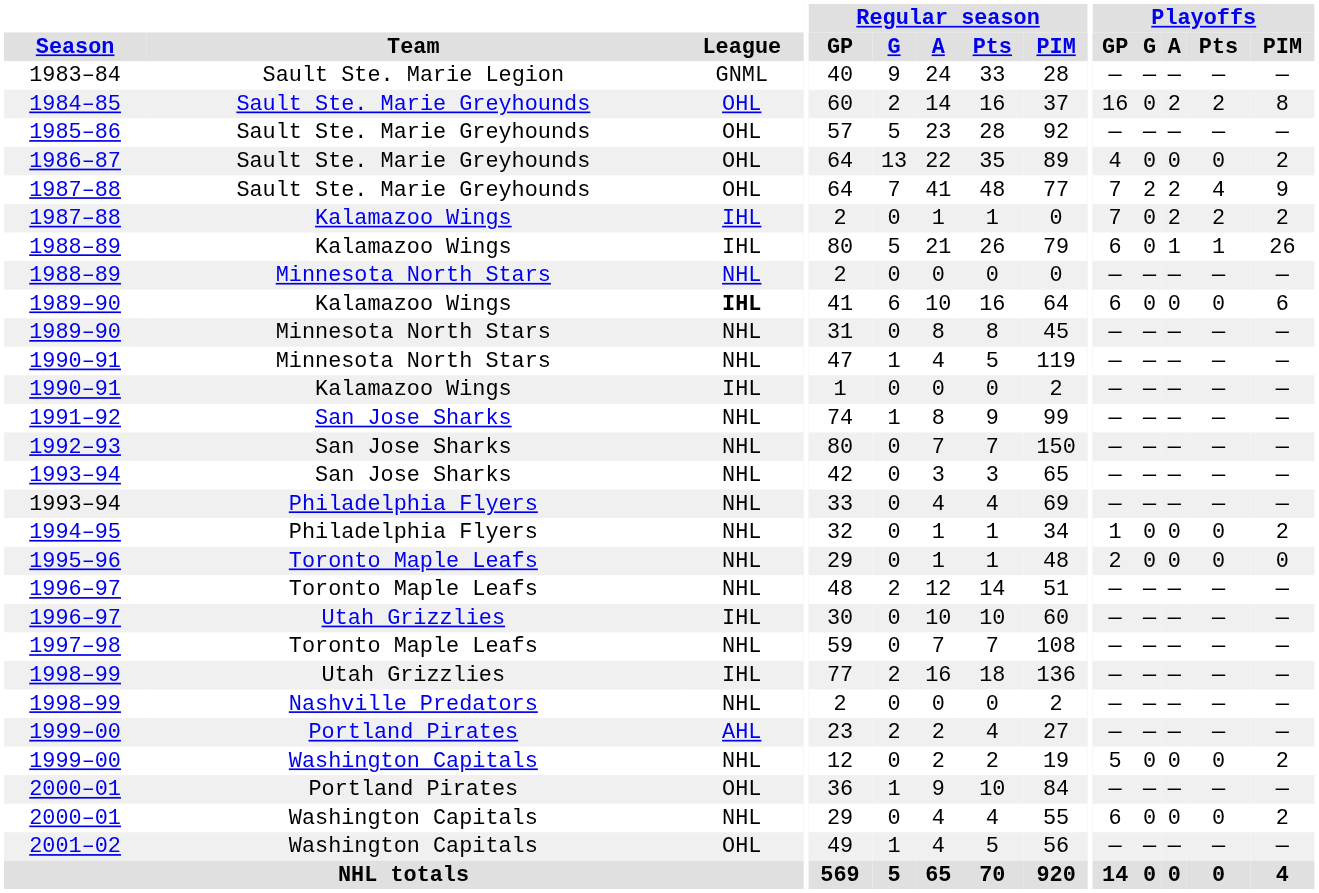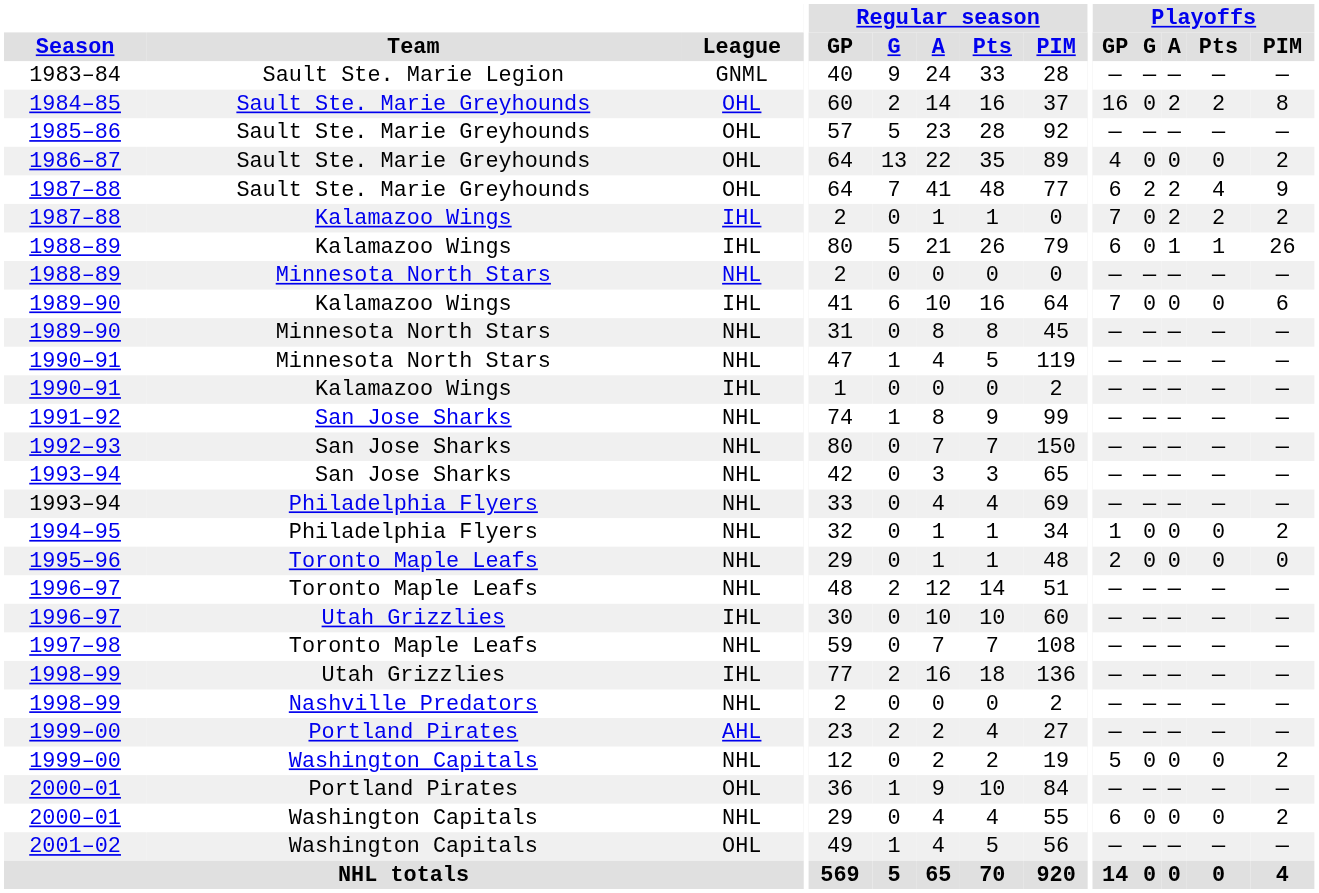(1115, 190) 7 -> (1115, 190) 6
(742, 304) bold -> (742, 304) normal
(1115, 304) 6 -> (1115, 304) 7
